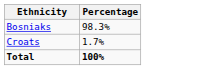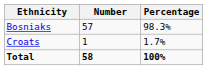+ column: (110, 12)
